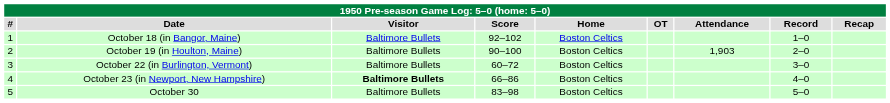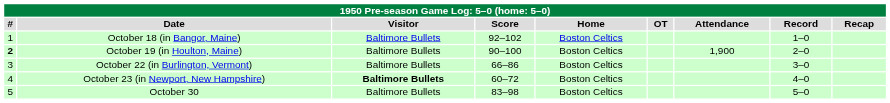(10, 51) normal -> (10, 51) bold
(722, 51) 1,903 -> (722, 51) 1,900
(505, 65) 60–72 -> (505, 65) 66–86
(505, 78) 66–86 -> (505, 78) 60–72
